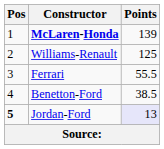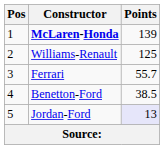(146, 74) 55.5 -> (146, 74) 55.7
(10, 114) bold -> (10, 114) normal
